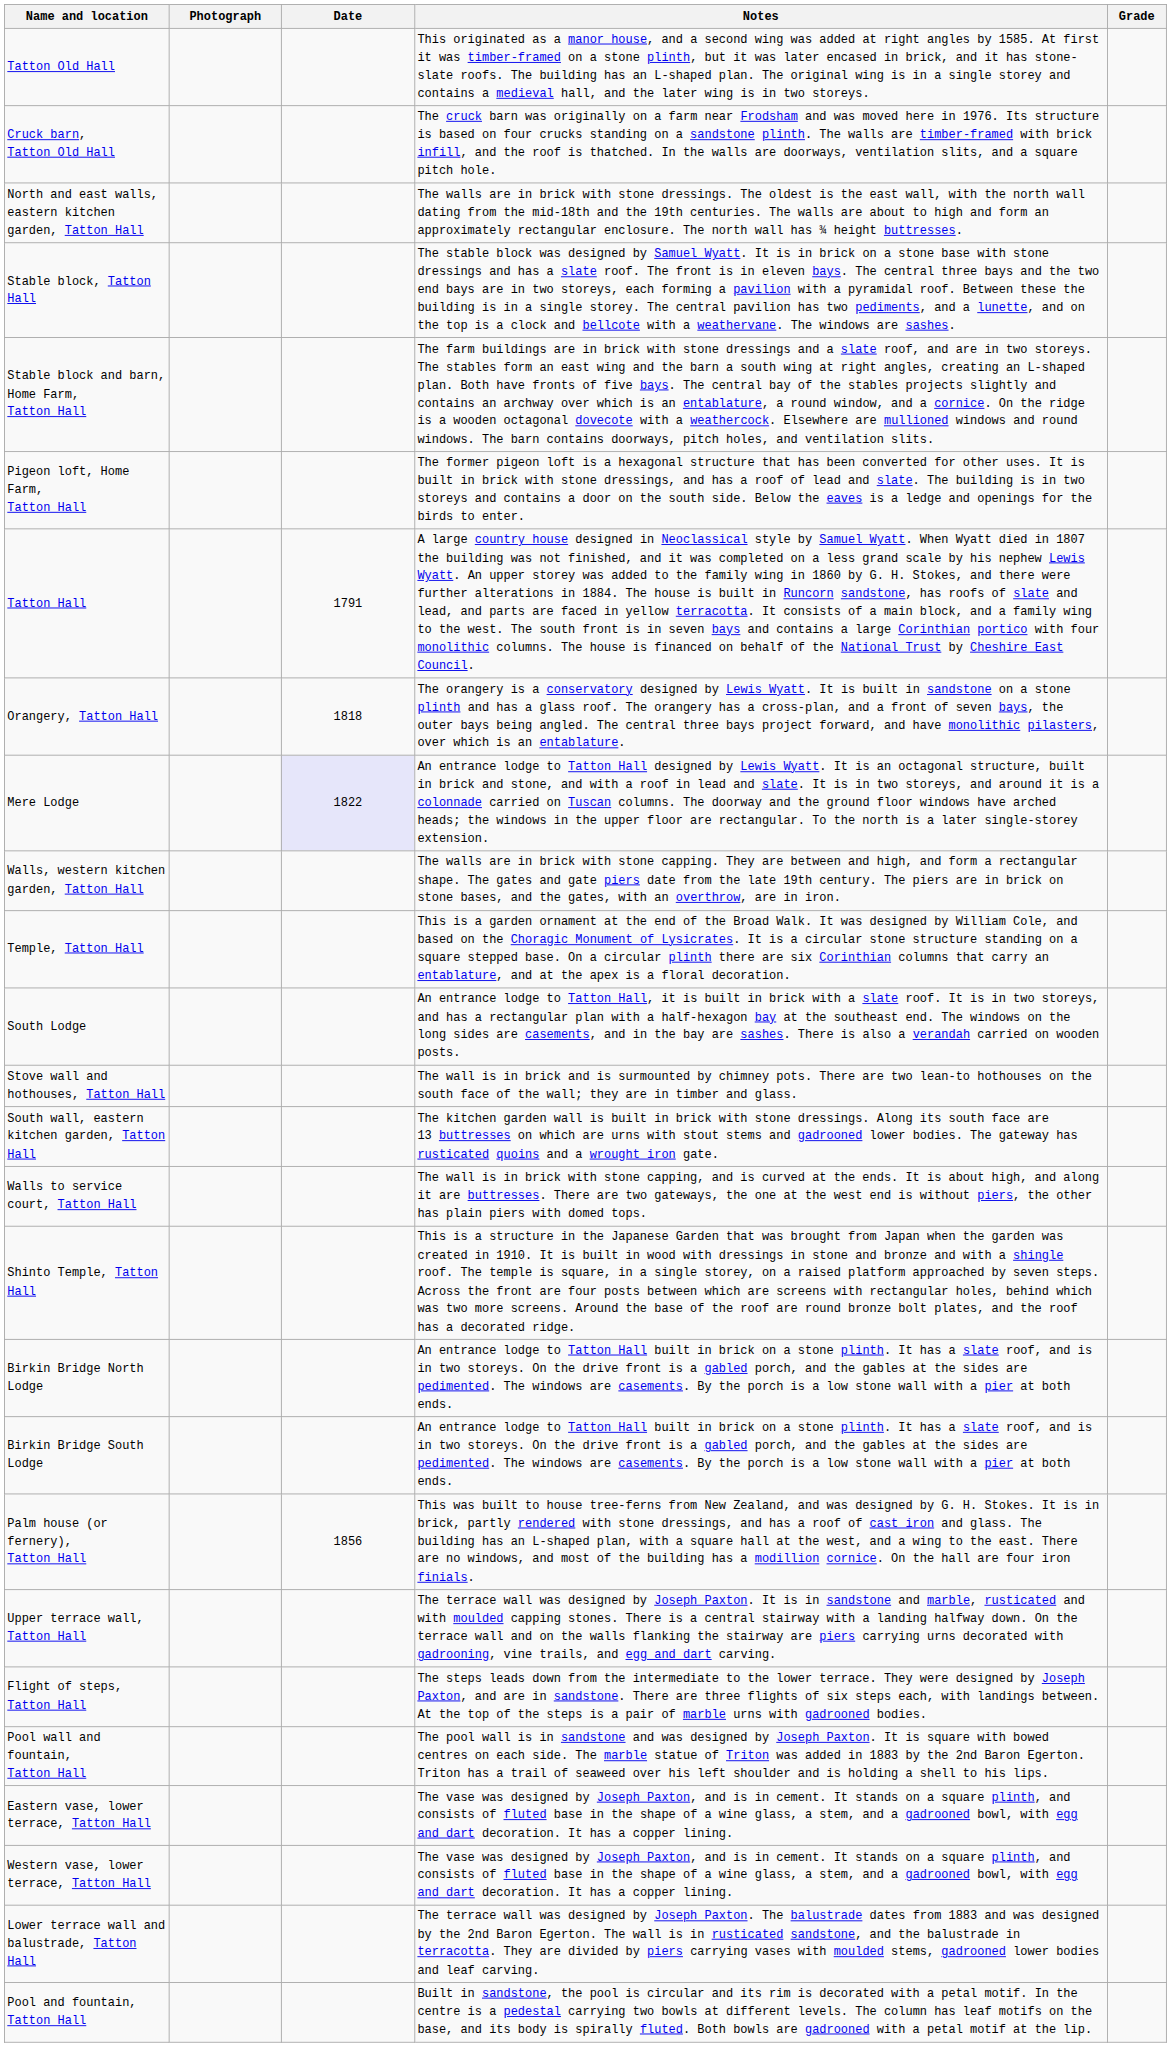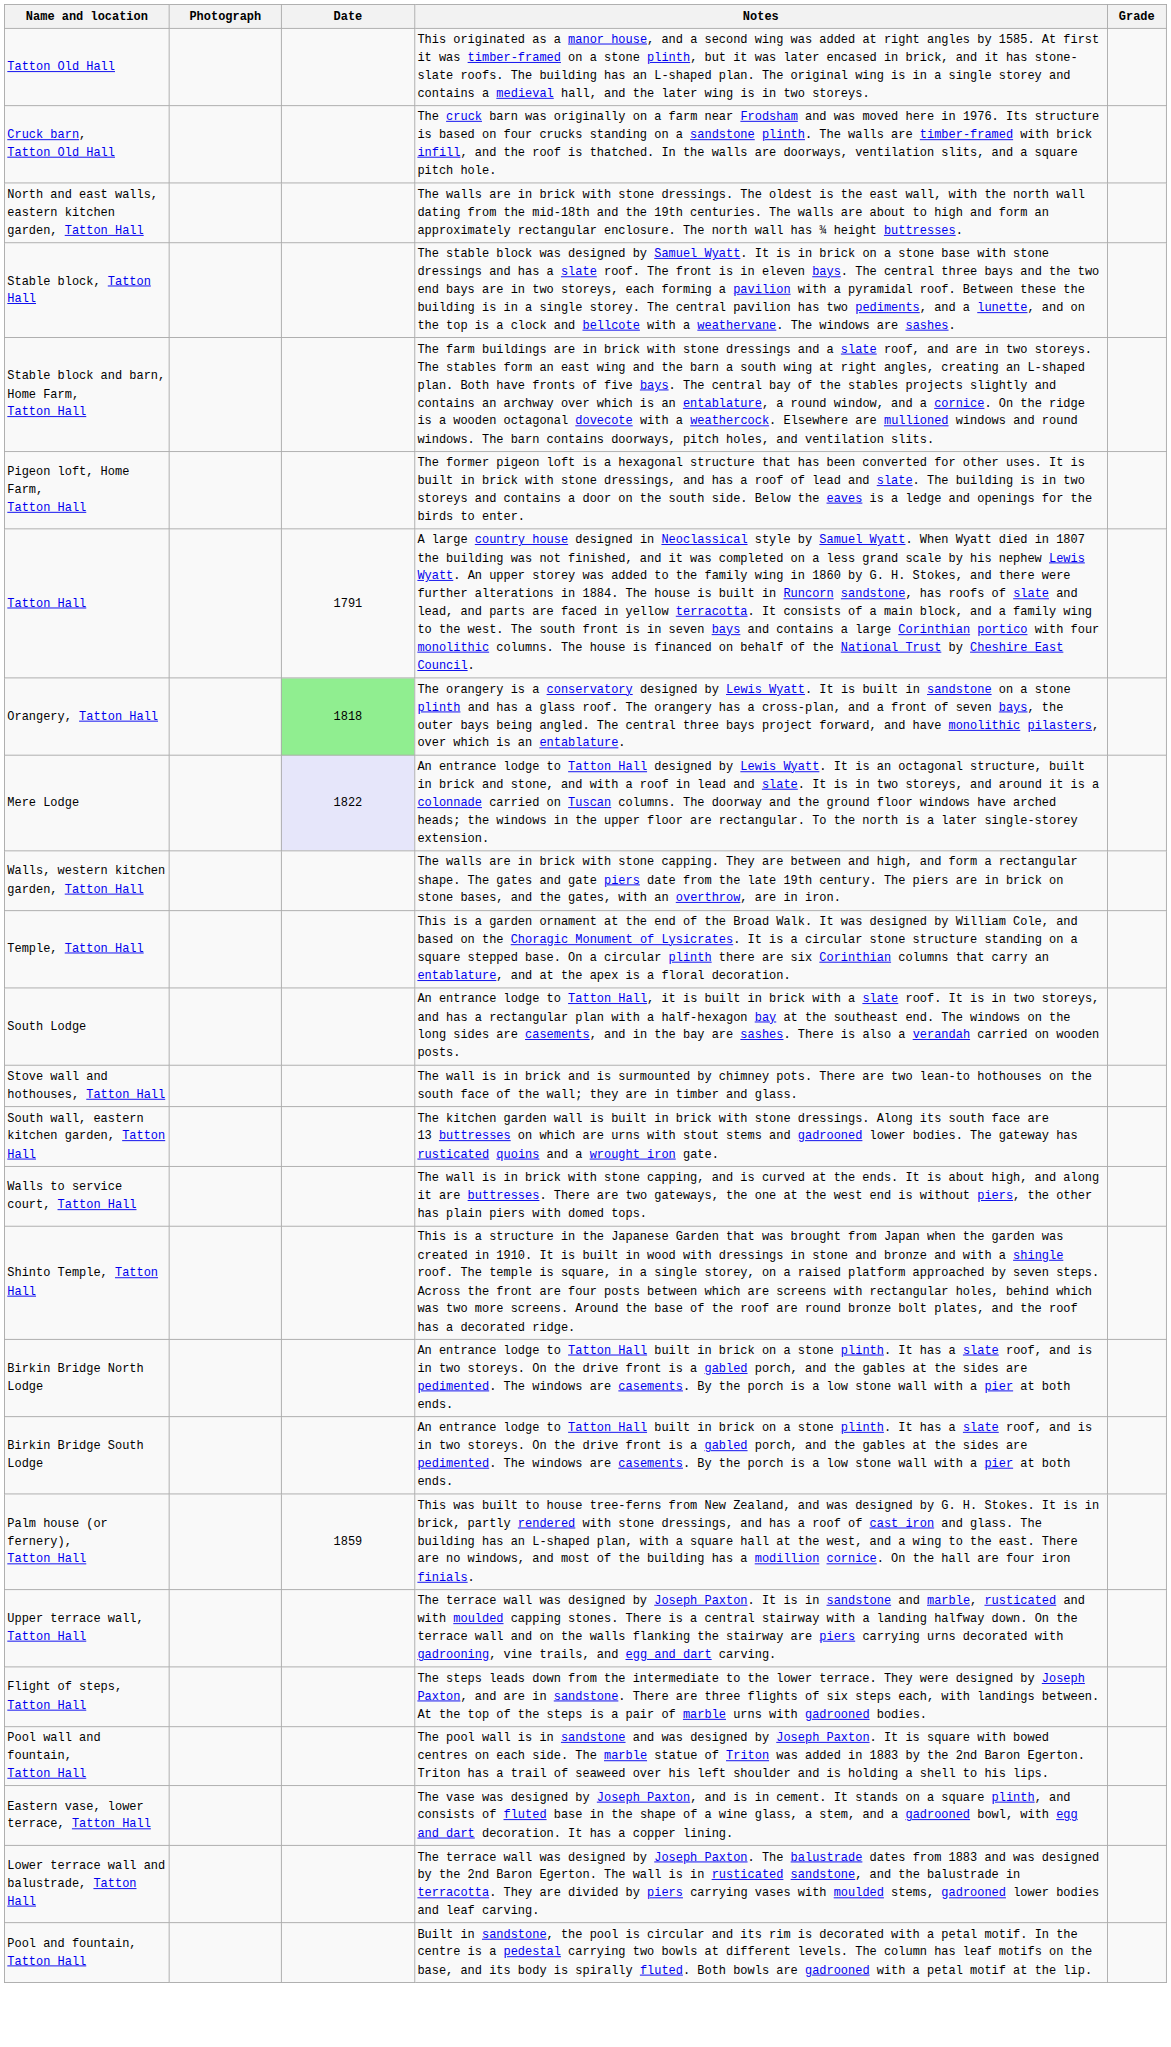(348, 716) no background -> (348, 716) lightgreen background
(348, 1541) 1856 -> (348, 1541) 1859
- row: (79, 1875)
